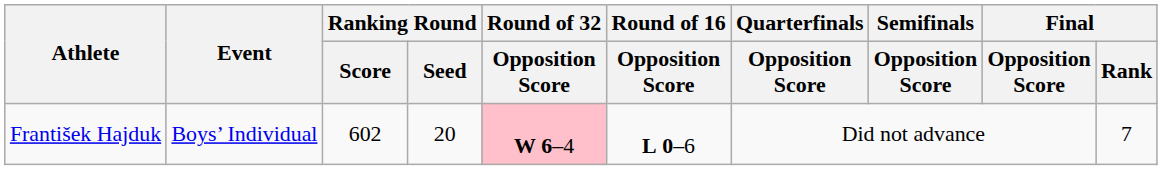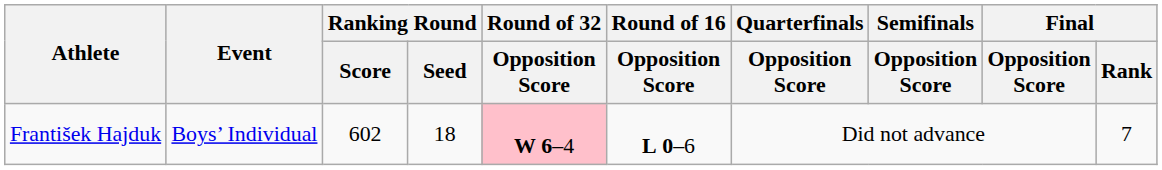(445, 133) 20 -> (445, 133) 18
